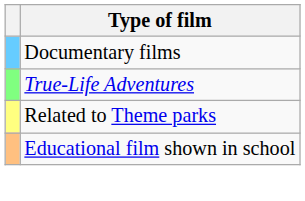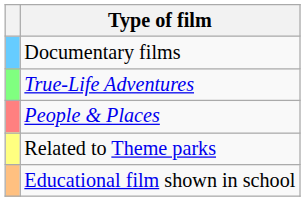+ row: (92, 116)
